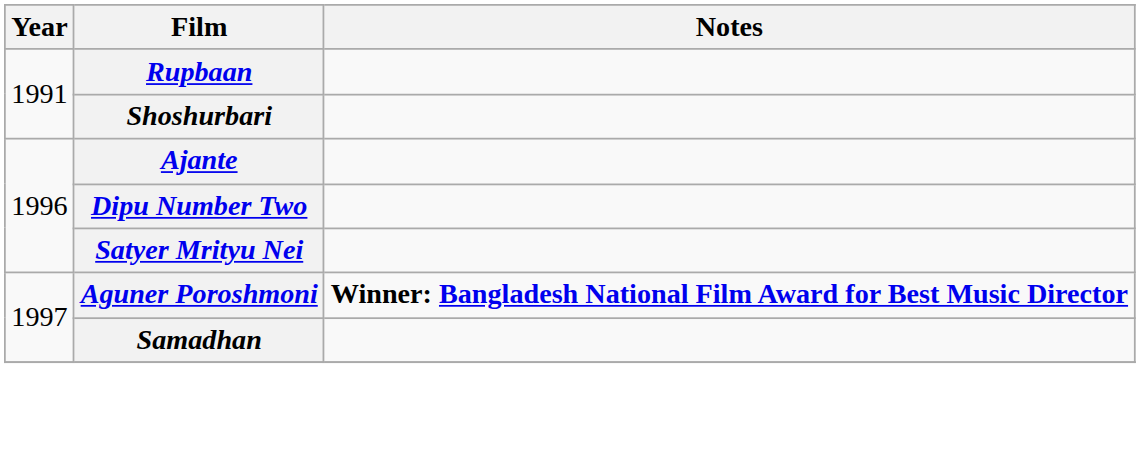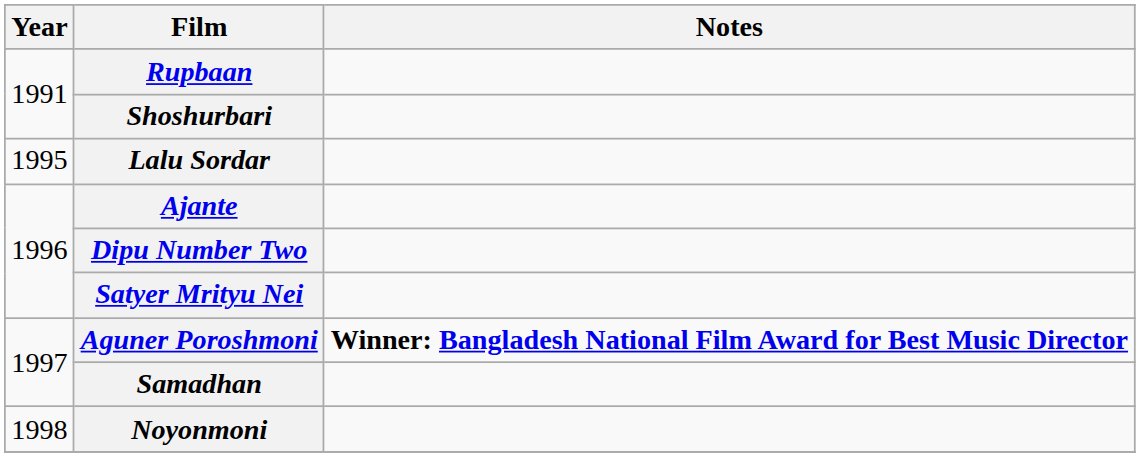+ row: (199, 160)
+ row: (199, 428)
